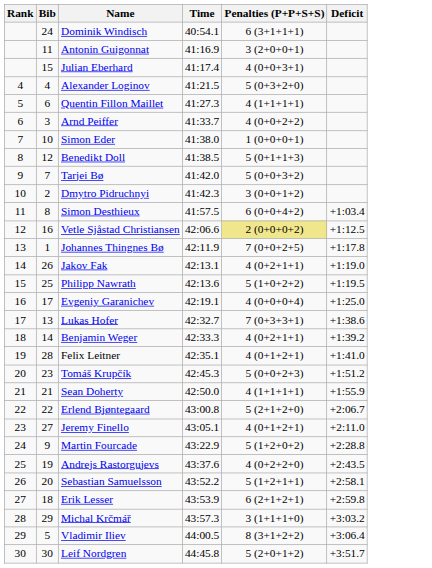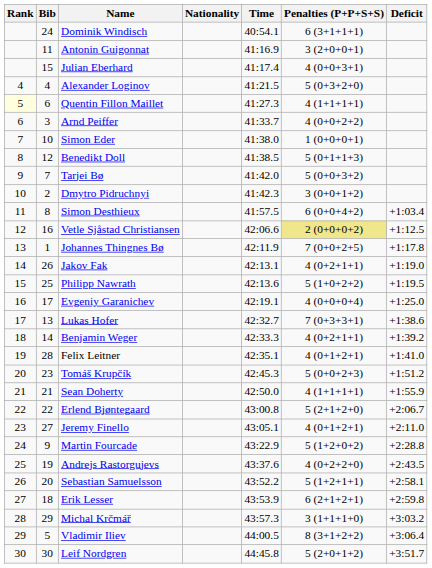+ column: (212, 13)
(20, 103) no background -> (20, 103) lightyellow background
